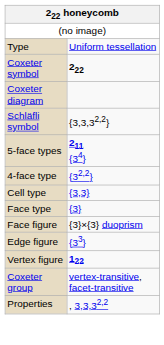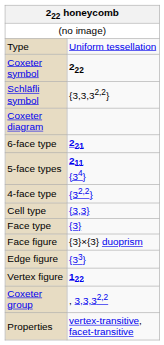rows swapped: (23, 121) <-> (25, 94)
+ row: (32, 144)
(105, 282) vertex-transitive, facet-transitive -> (89, 299) , 3,3,32,2
(89, 304) , 3,3,32,2 -> (105, 326) vertex-transitive, facet-transitive
